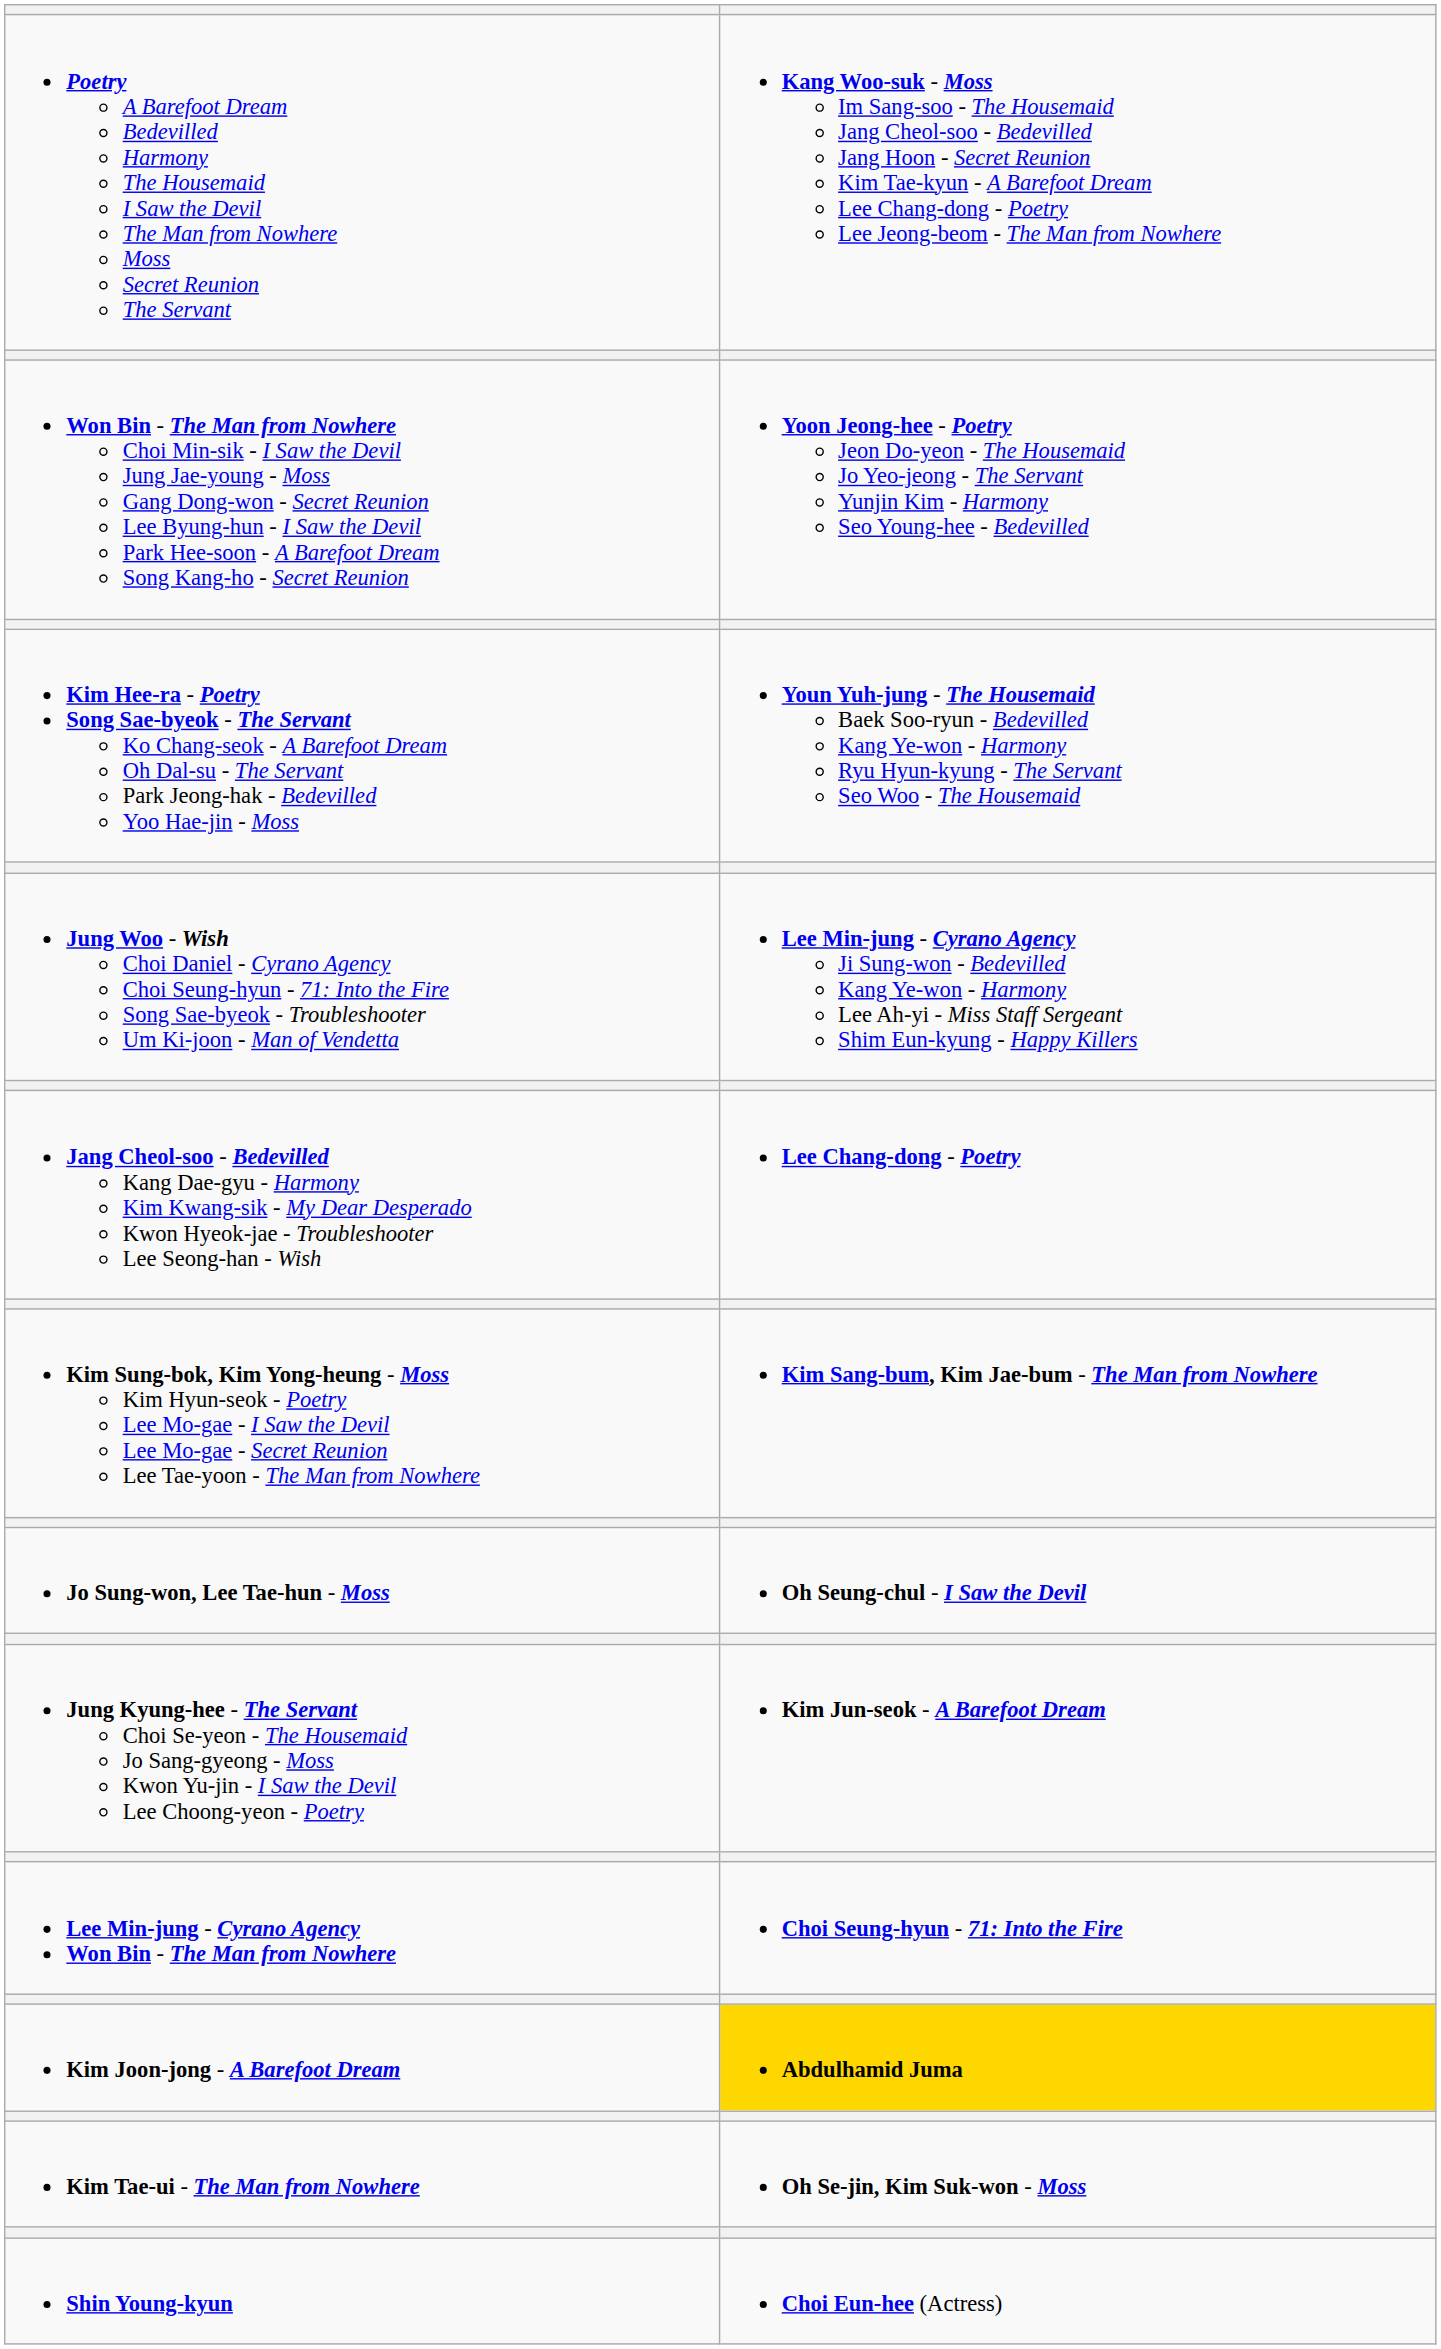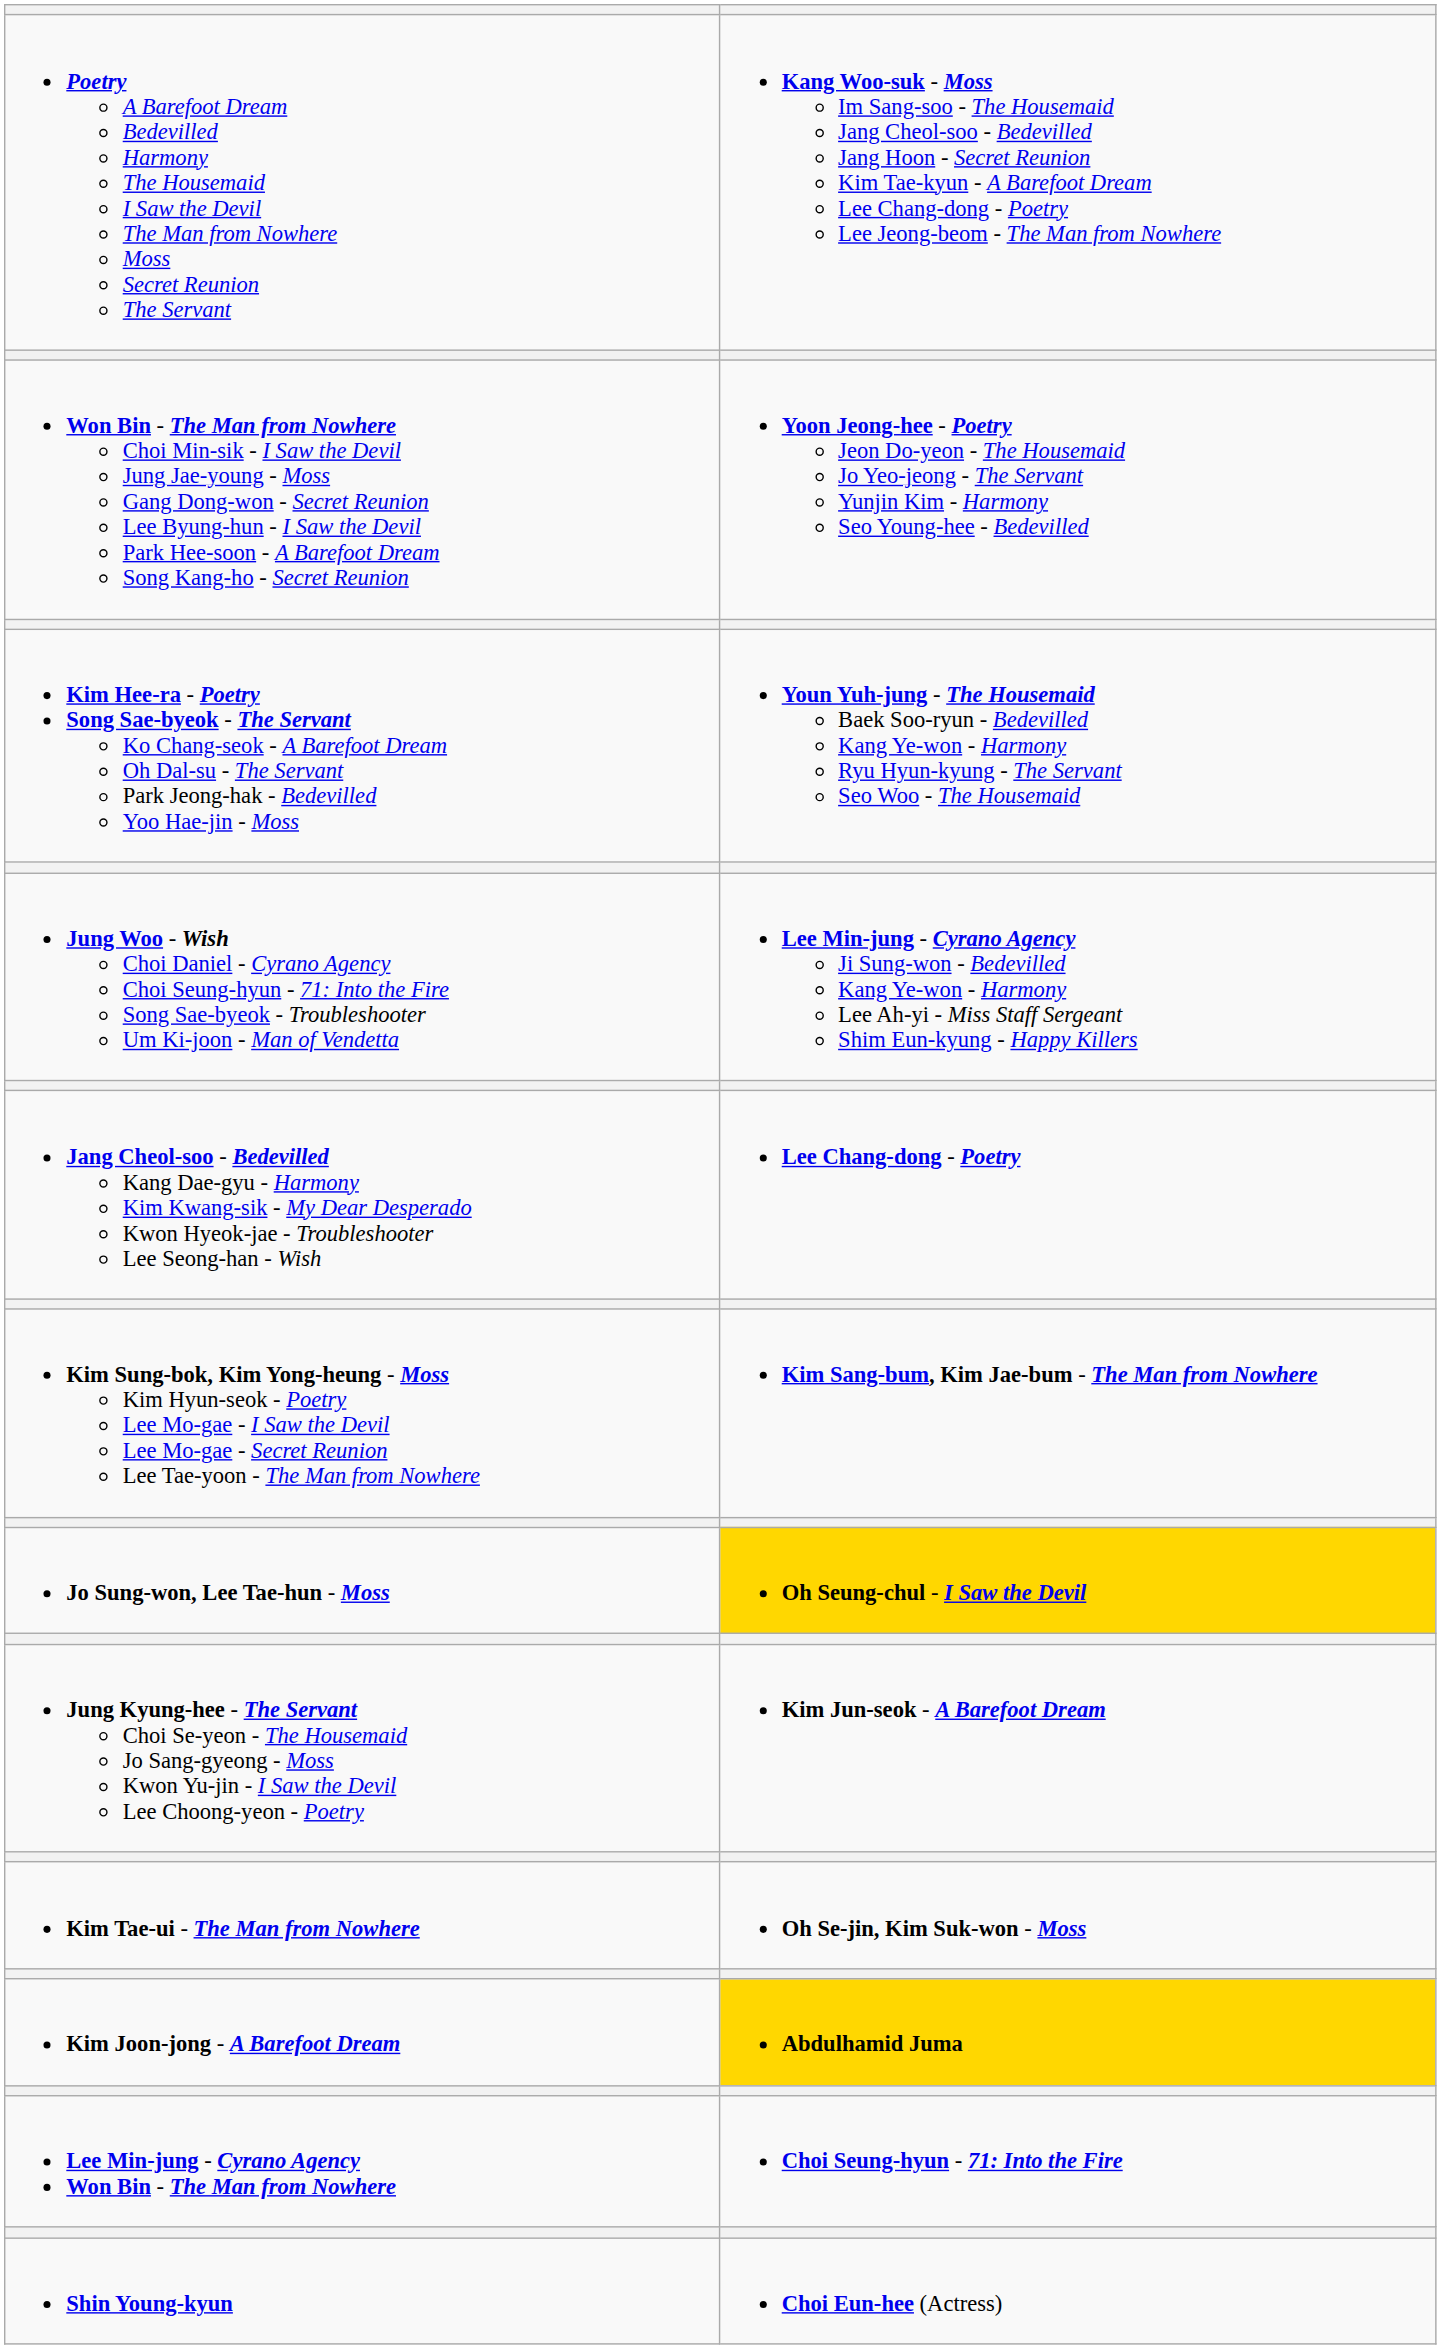(1078, 1593) no background -> (1078, 1593) gold background
rows swapped: (362, 2187) <-> (362, 1941)
